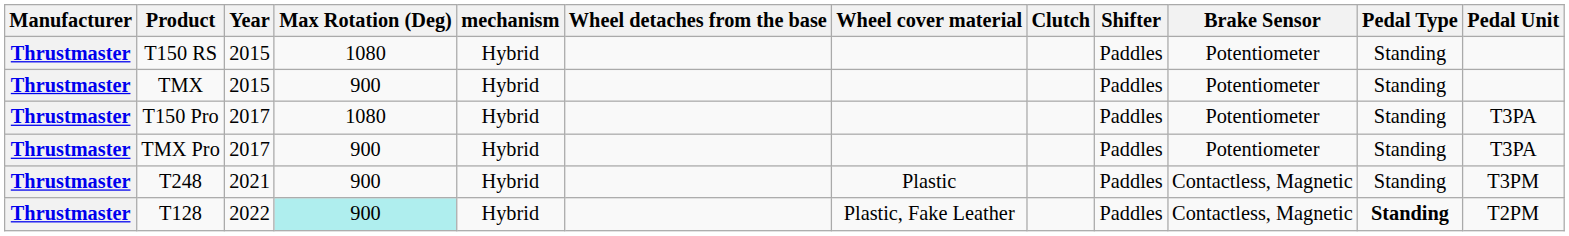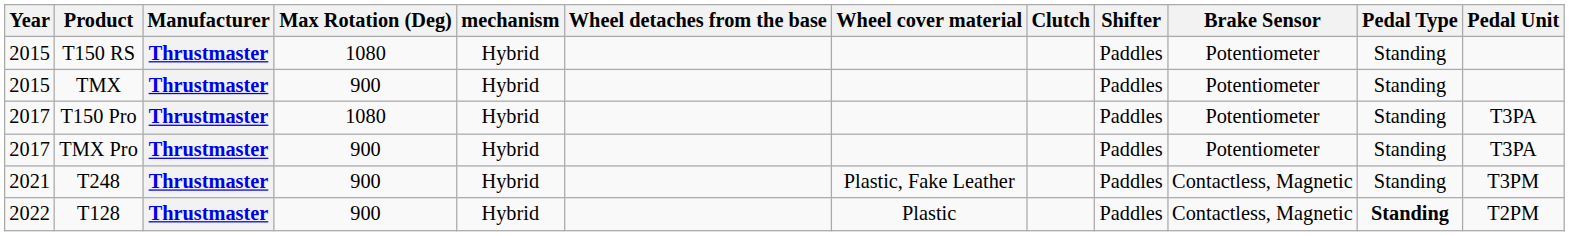columns swapped: (71, 20) <-> (249, 20)
(929, 181) Plastic -> (929, 181) Plastic, Fake Leather
(366, 213) paleturquoise background -> (366, 213) no background
(929, 213) Plastic, Fake Leather -> (929, 213) Plastic
